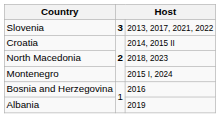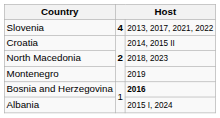(120, 27) 3 -> (120, 27) 4
(150, 74) 2015 I, 2024 -> (136, 74) 2019
(136, 90) normal -> (136, 89) bold
(136, 105) 2019 -> (150, 105) 2015 I, 2024
